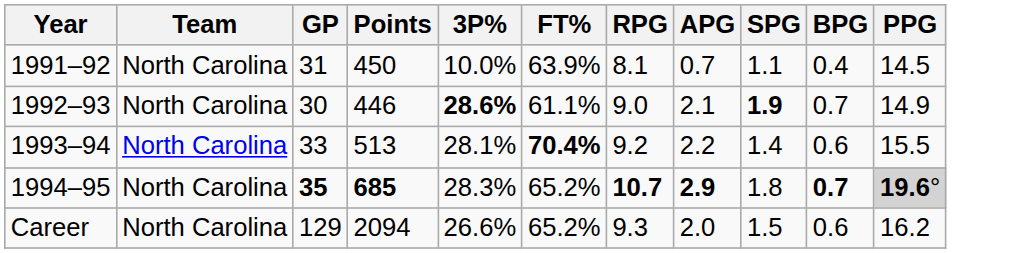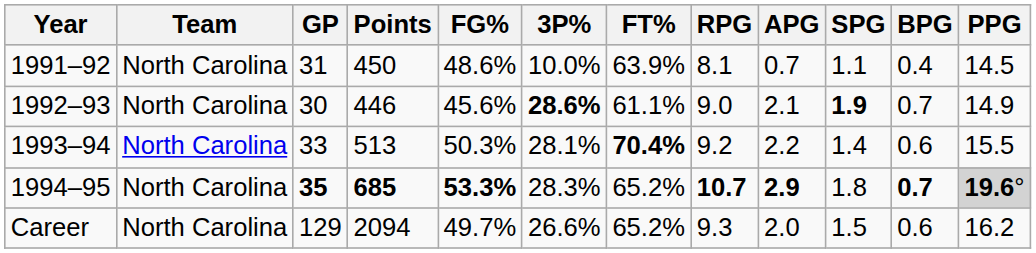+ column: (480, 24)
